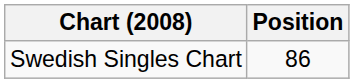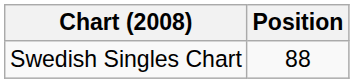(298, 59) 86 -> (298, 59) 88
